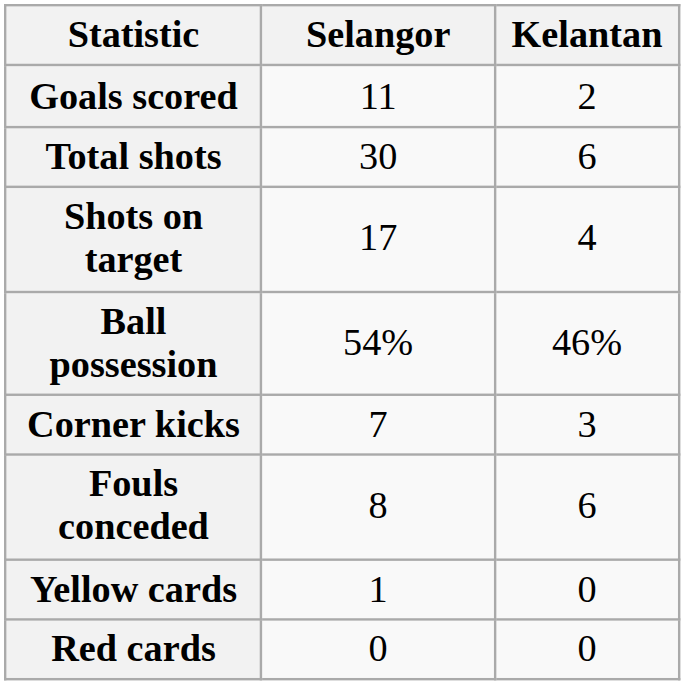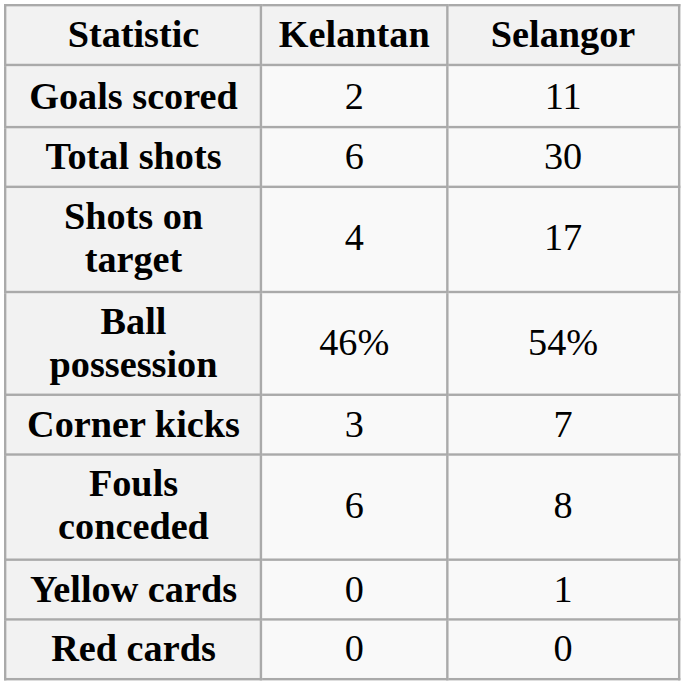columns swapped: (587, 34) <-> (378, 34)
